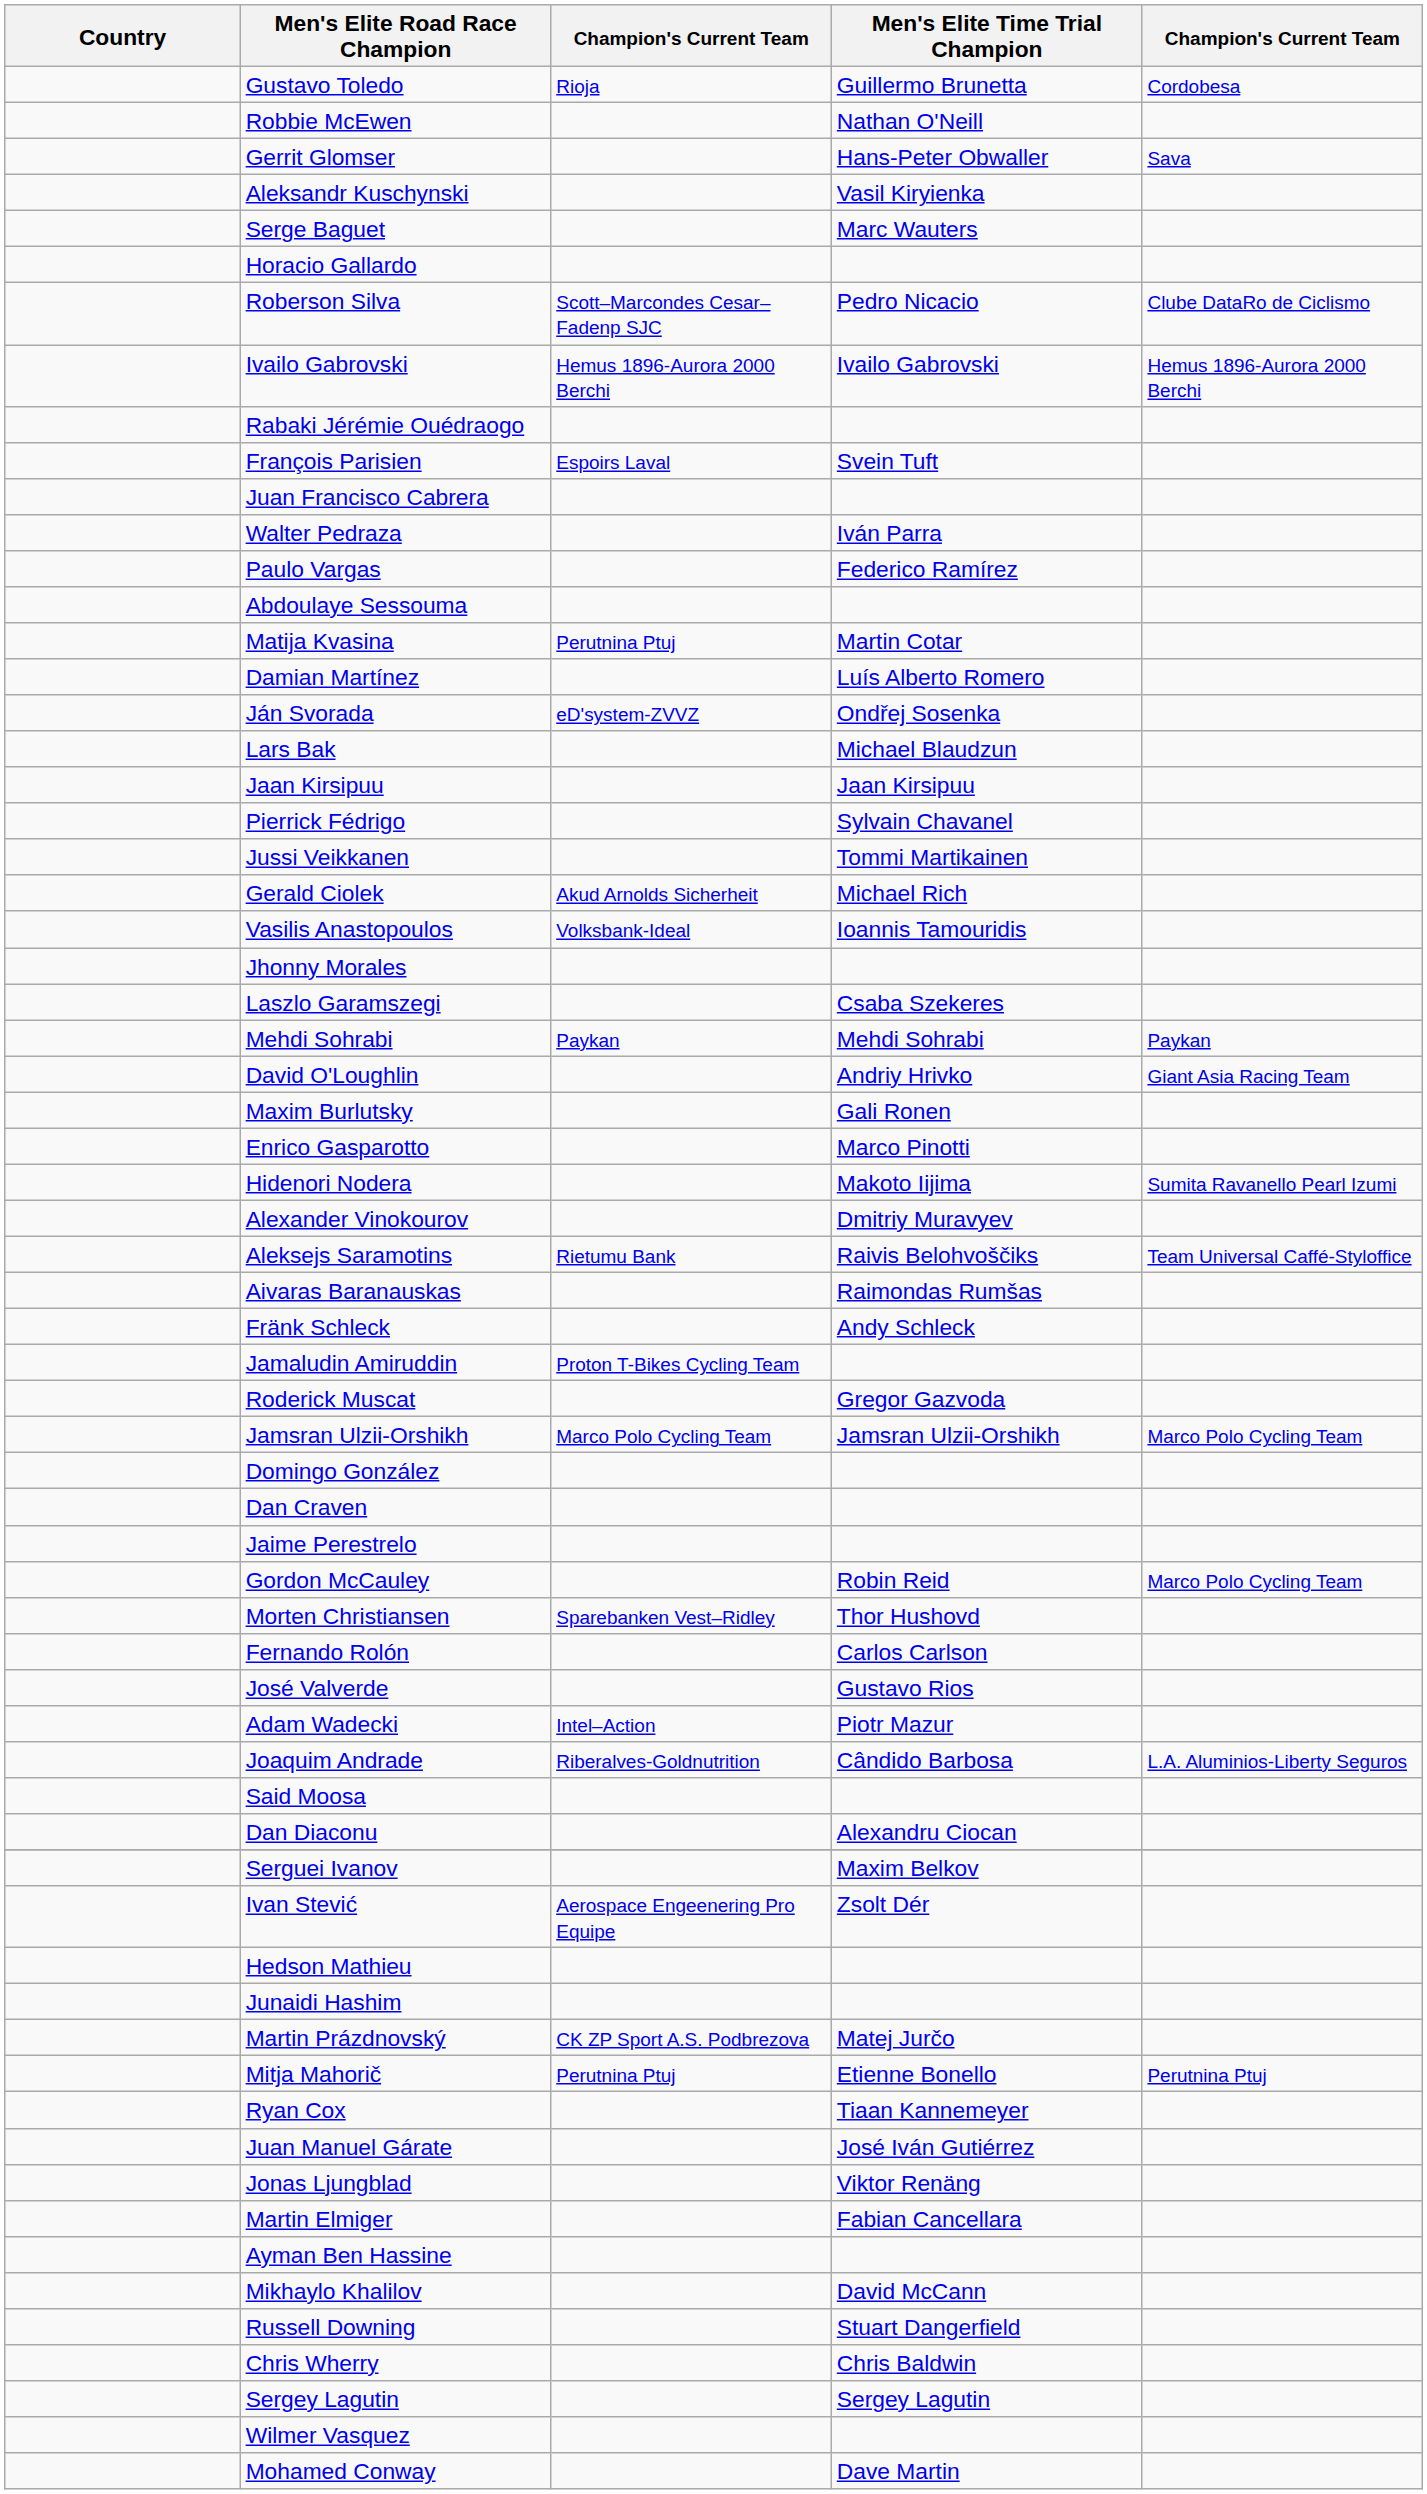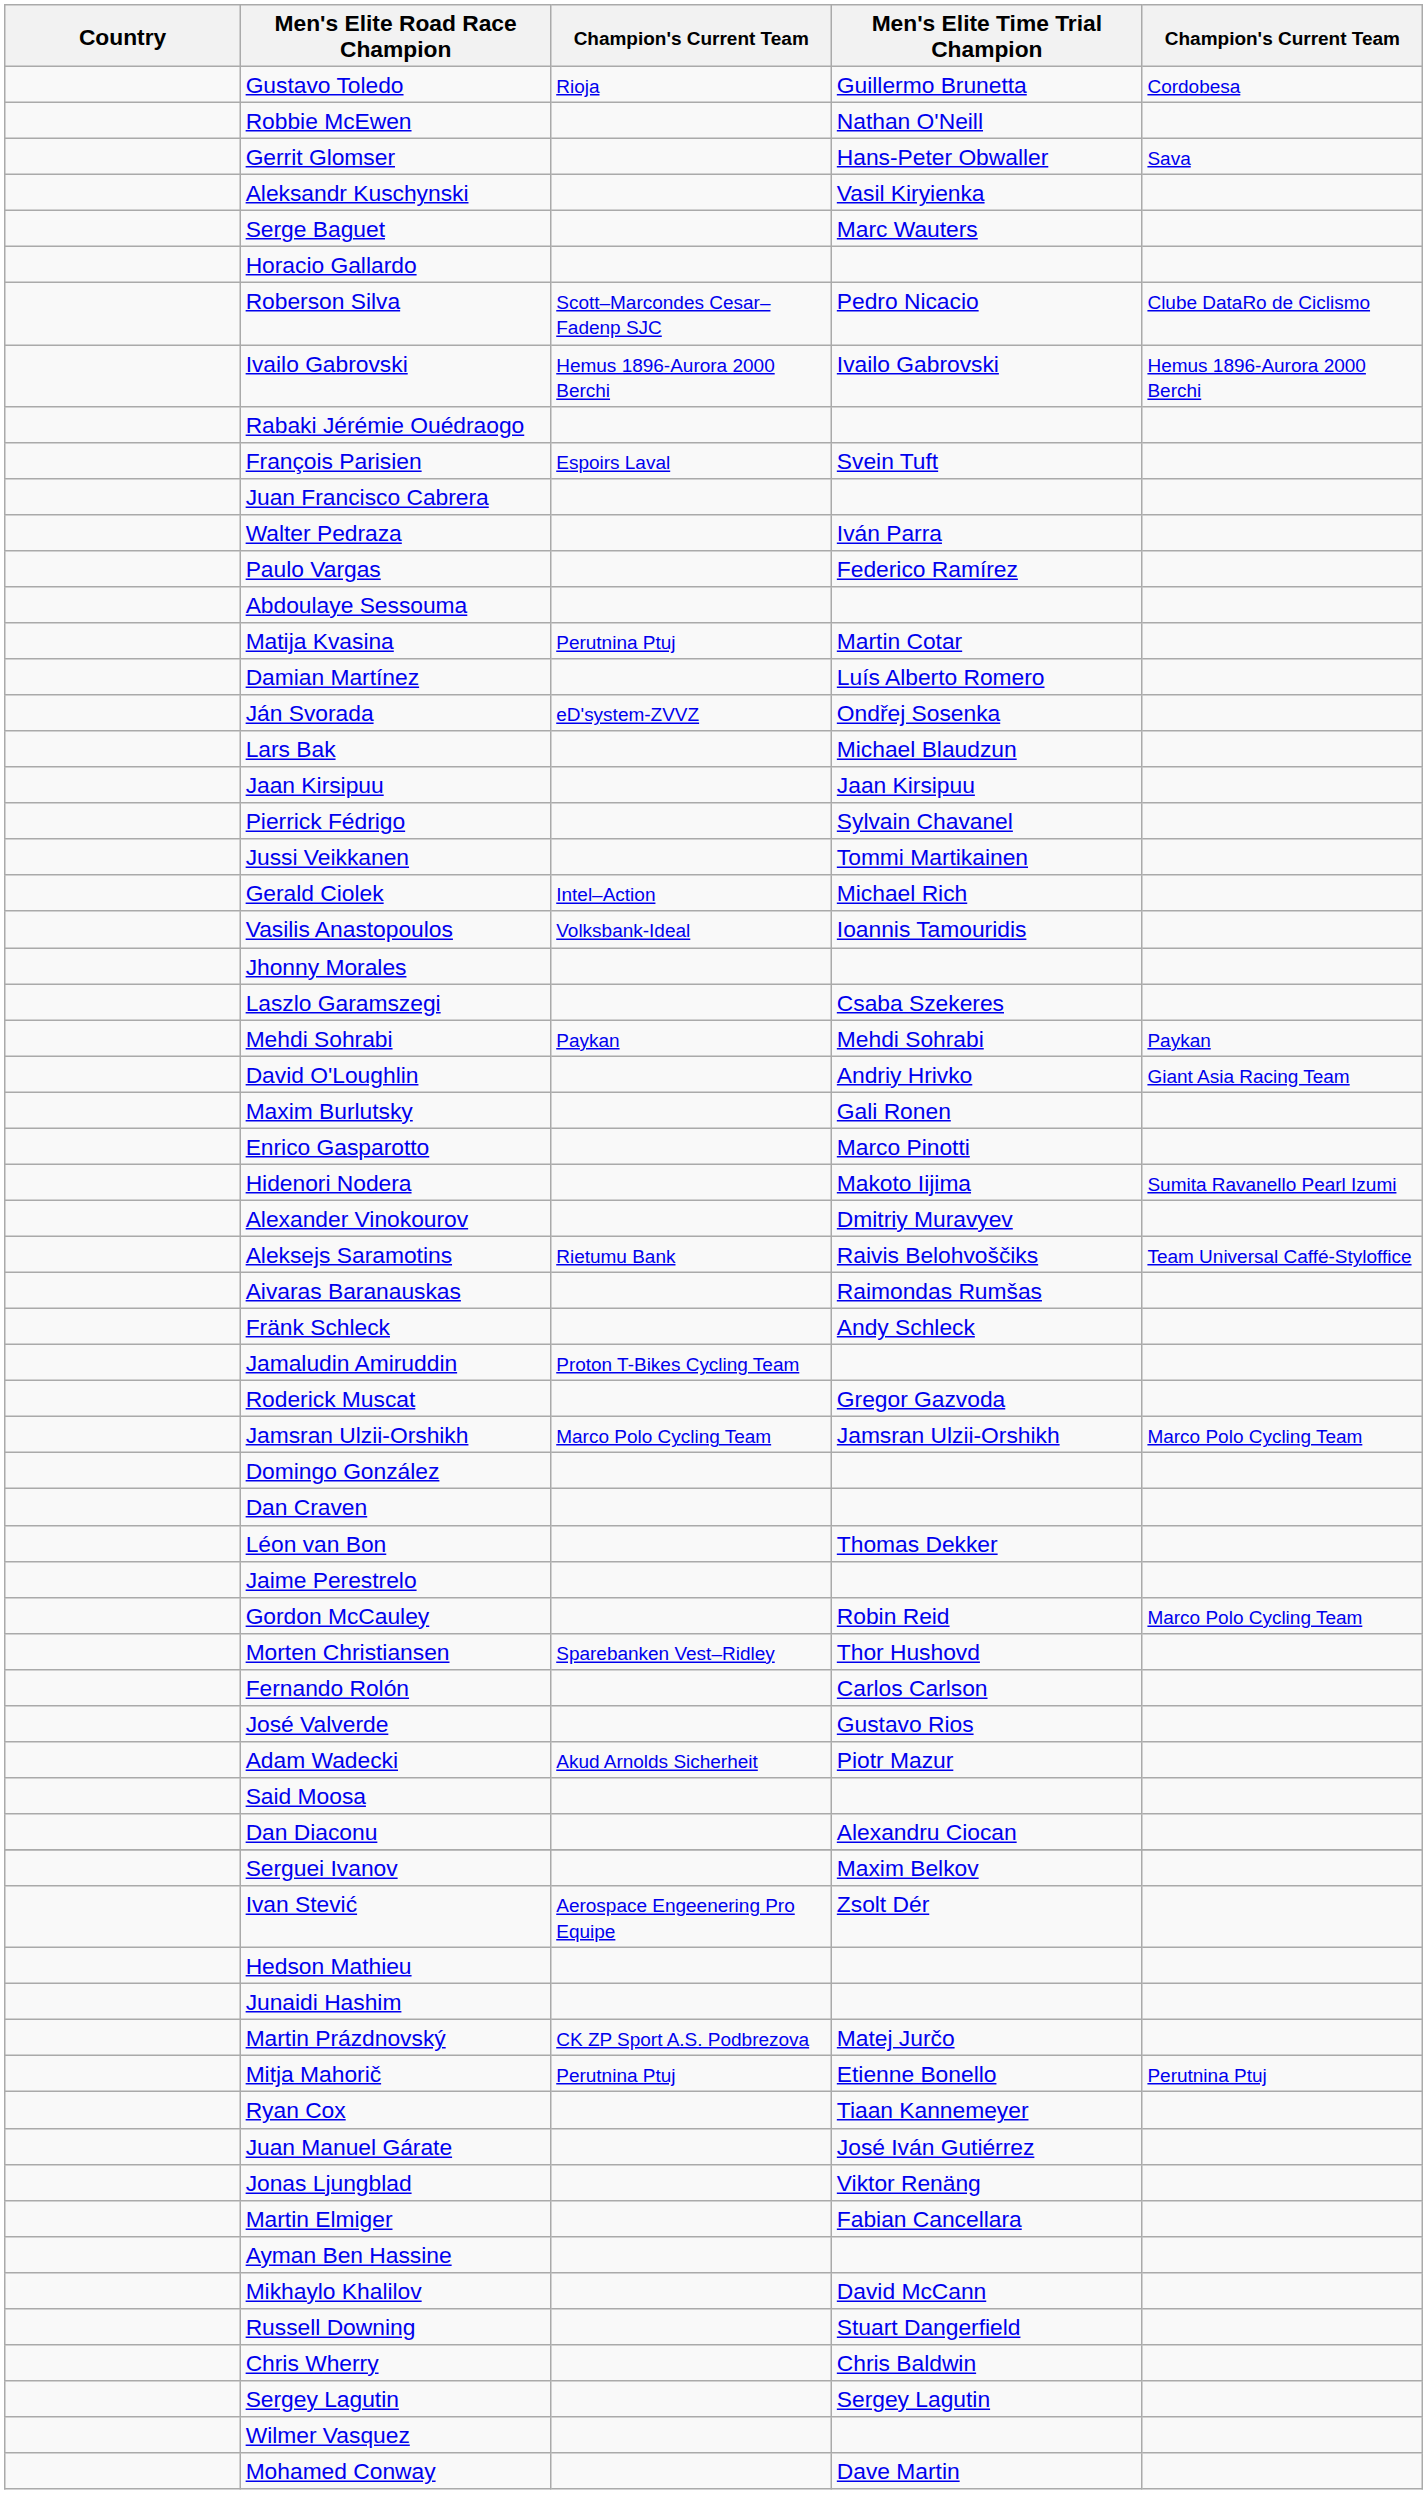(657, 896) Akud Arnolds Sicherheit -> (606, 896) Intel–Action
+ row: (316, 1543)
(606, 1726) Intel–Action -> (657, 1762) Akud Arnolds Sicherheit
- row: (334, 1760)
